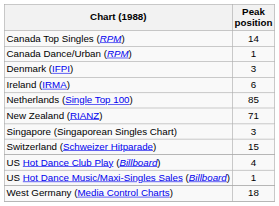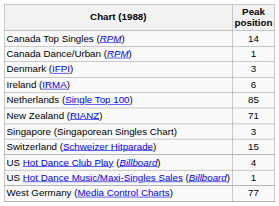(254, 193) 18 -> (254, 193) 77
